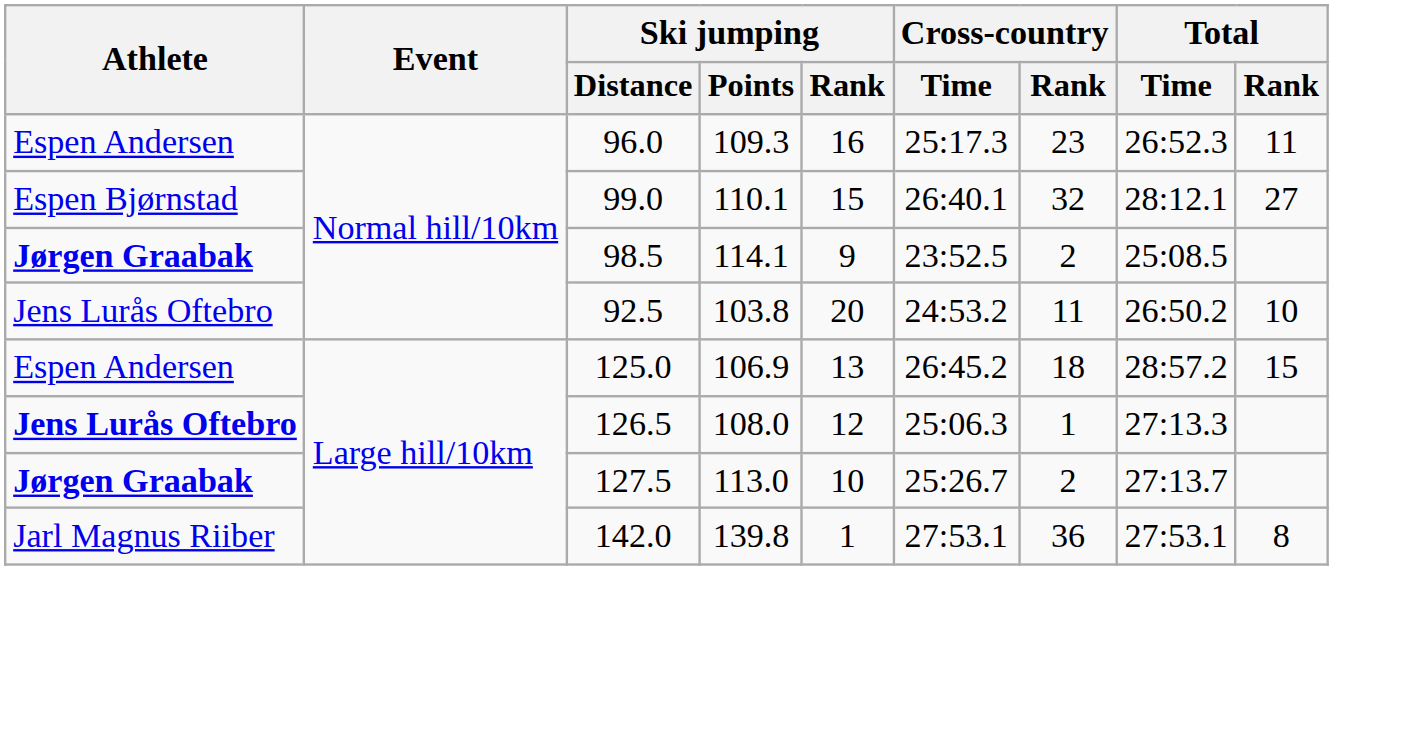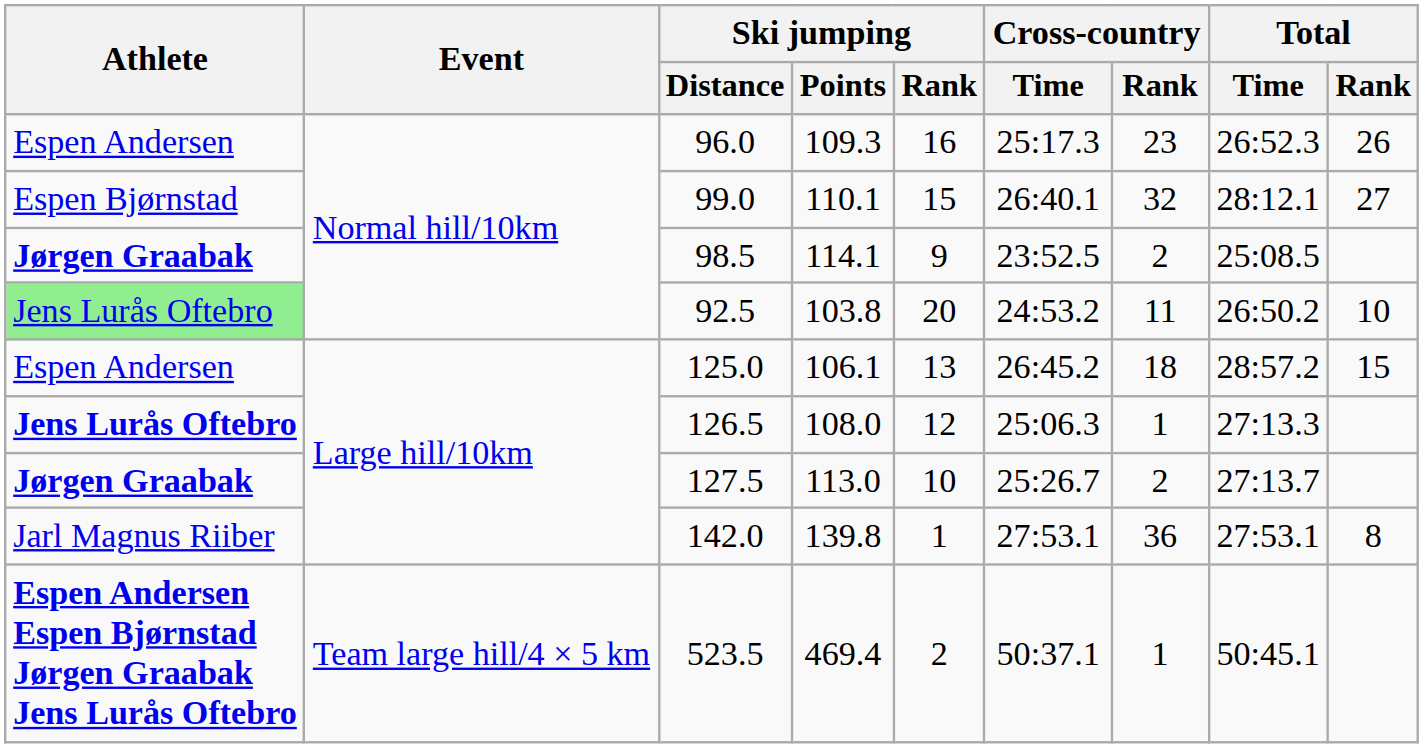(1281, 142) 11 -> (1373, 142) 26
(143, 311) no background -> (143, 311) lightgreen background
(751, 367) 106.9 -> (843, 367) 106.1
+ row: (725, 653)
